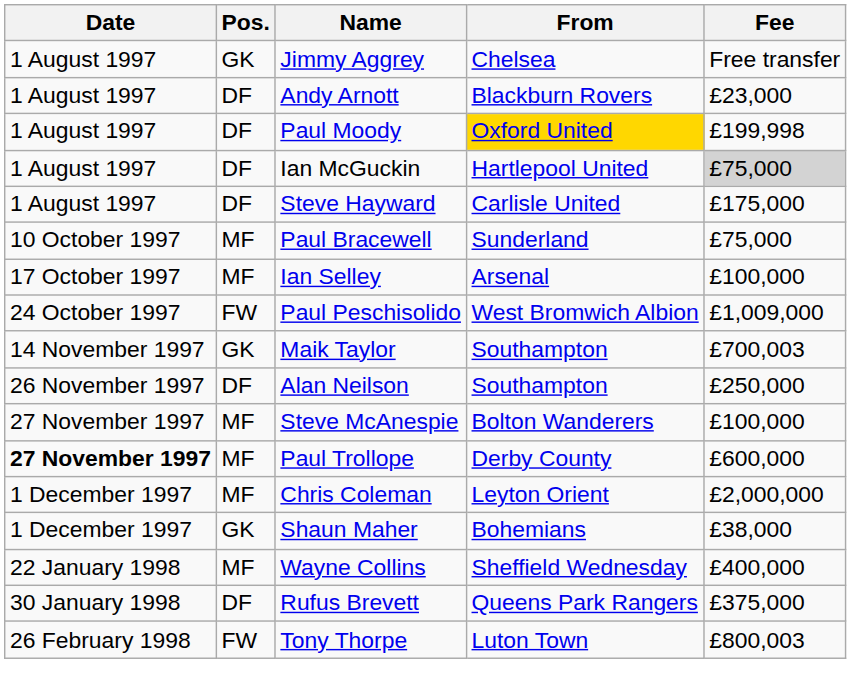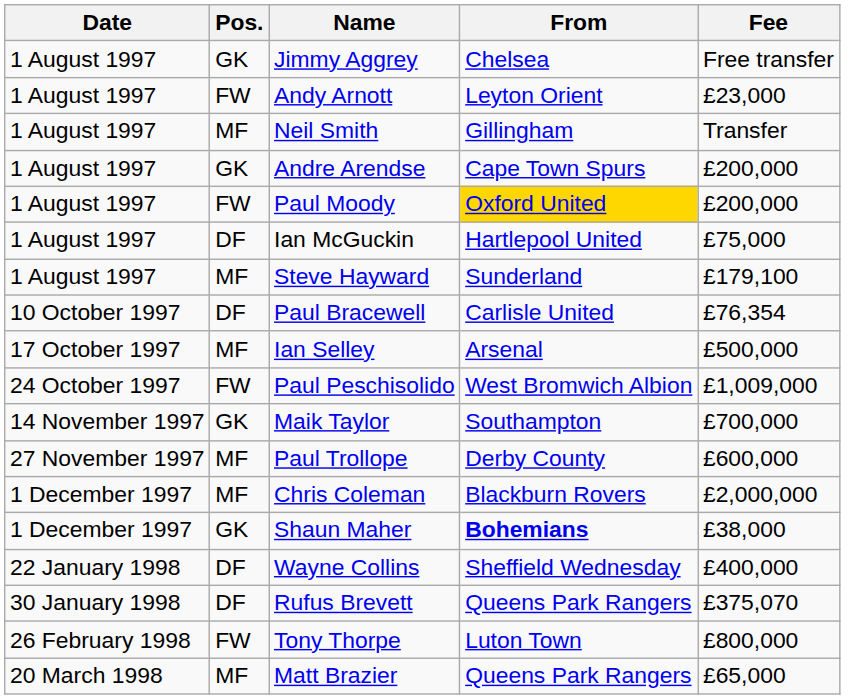(237, 95) DF -> (233, 95) FW
(562, 95) Blackburn Rovers -> (534, 95) Leyton Orient
+ row: (326, 131)
+ row: (350, 167)
(237, 131) DF -> (233, 204) FW
(757, 131) £199,998 -> (751, 204) £200,000
(751, 167) lightgrey background -> (744, 240) no background
(237, 204) DF -> (232, 276) MF
(546, 204) Carlisle United -> (524, 276) Sunderland
(757, 204) £175,000 -> (751, 276) £179,100
(238, 240) MF -> (230, 312) DF
(530, 240) Sunderland -> (540, 312) Carlisle United
(751, 240) £75,000 -> (744, 312) £76,354
(757, 276) £100,000 -> (751, 349) £500,000
(757, 349) £700,003 -> (751, 421) £700,000
- row: (345, 385)
- row: (369, 421)
(110, 458) bold -> (107, 458) normal
(540, 494) Leyton Orient -> (555, 494) Blackburn Rovers
(529, 530) normal -> (527, 530) bold
(238, 566) MF -> (230, 566) DF
(757, 603) £375,000 -> (751, 603) £375,070
(757, 639) £800,003 -> (751, 639) £800,000
+ row: (336, 675)
